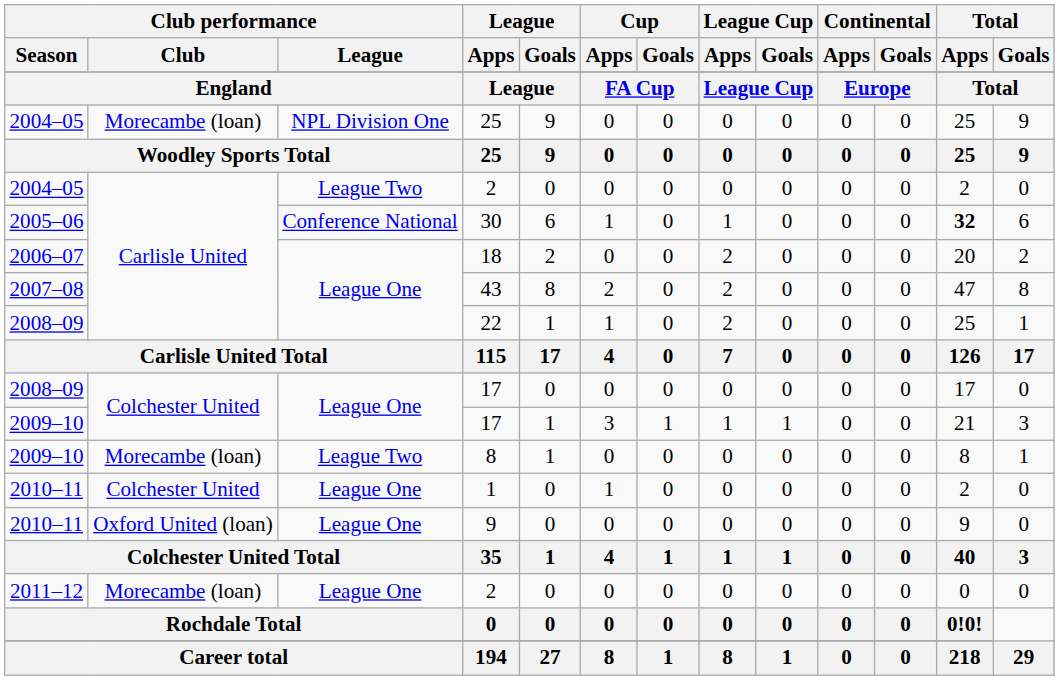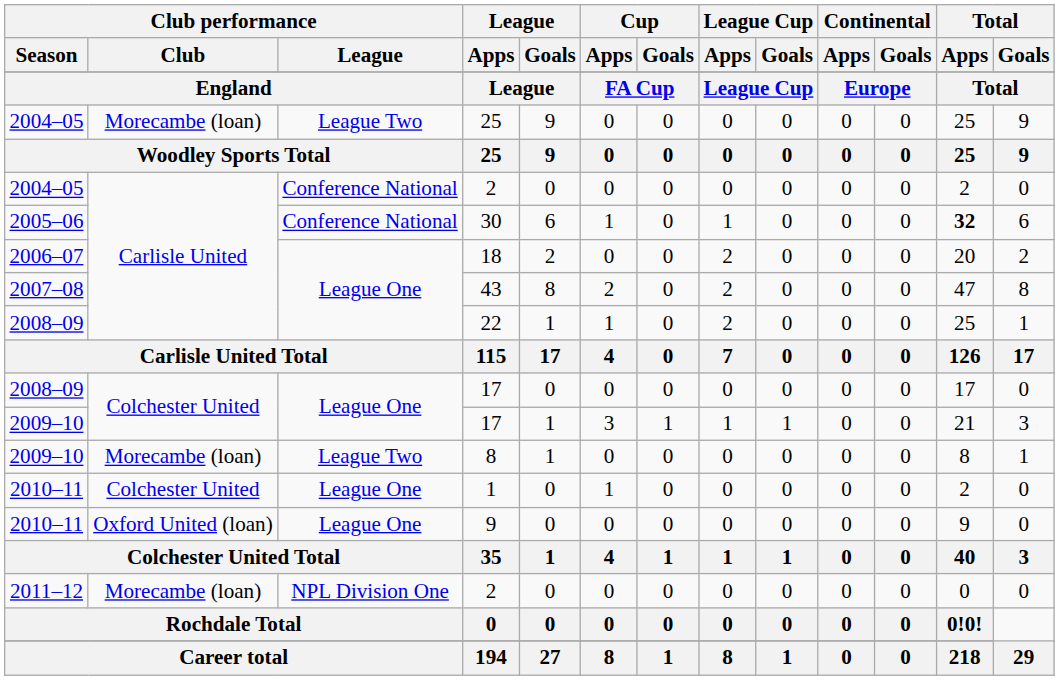(370, 121) NPL Division One -> (370, 121) League Two
(370, 188) League Two -> (370, 188) Conference National
(370, 590) League One -> (370, 590) NPL Division One
